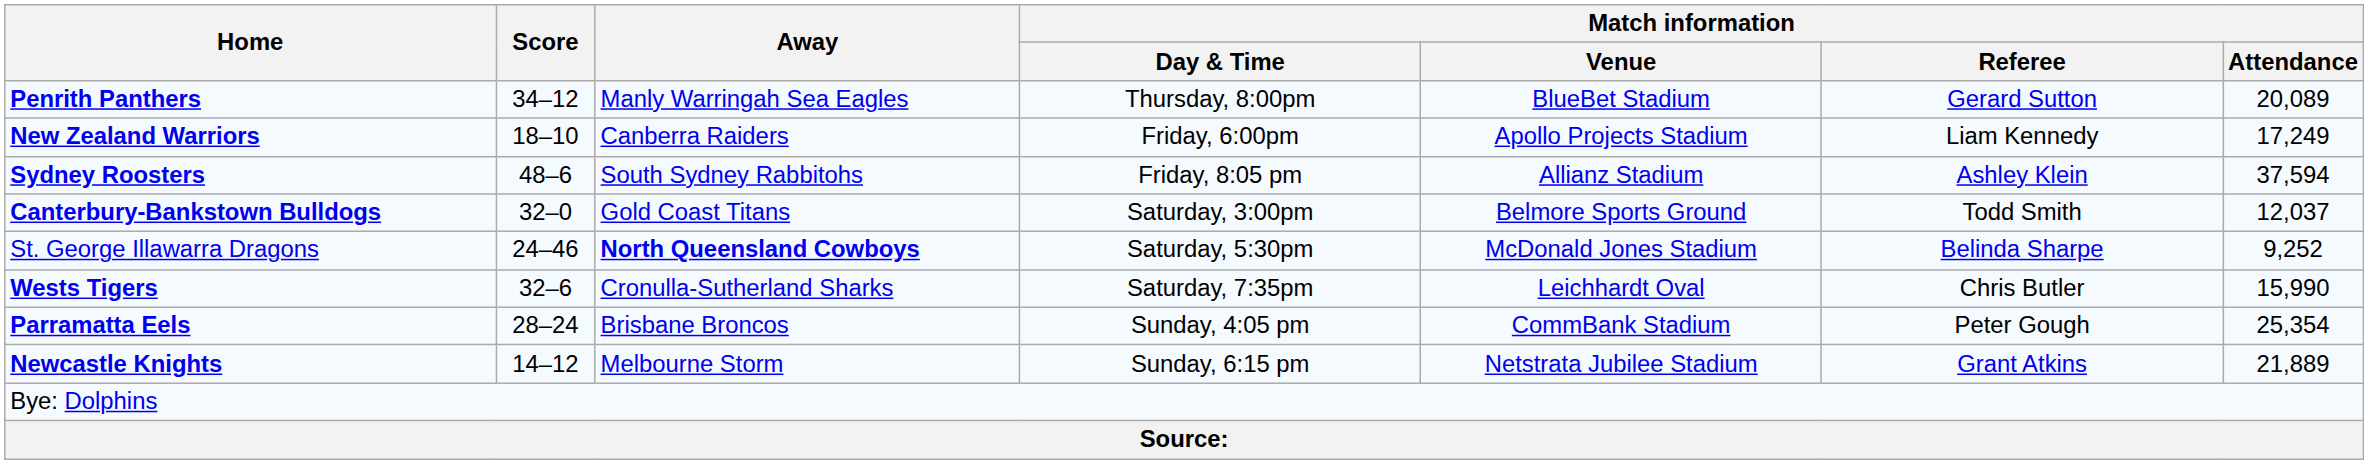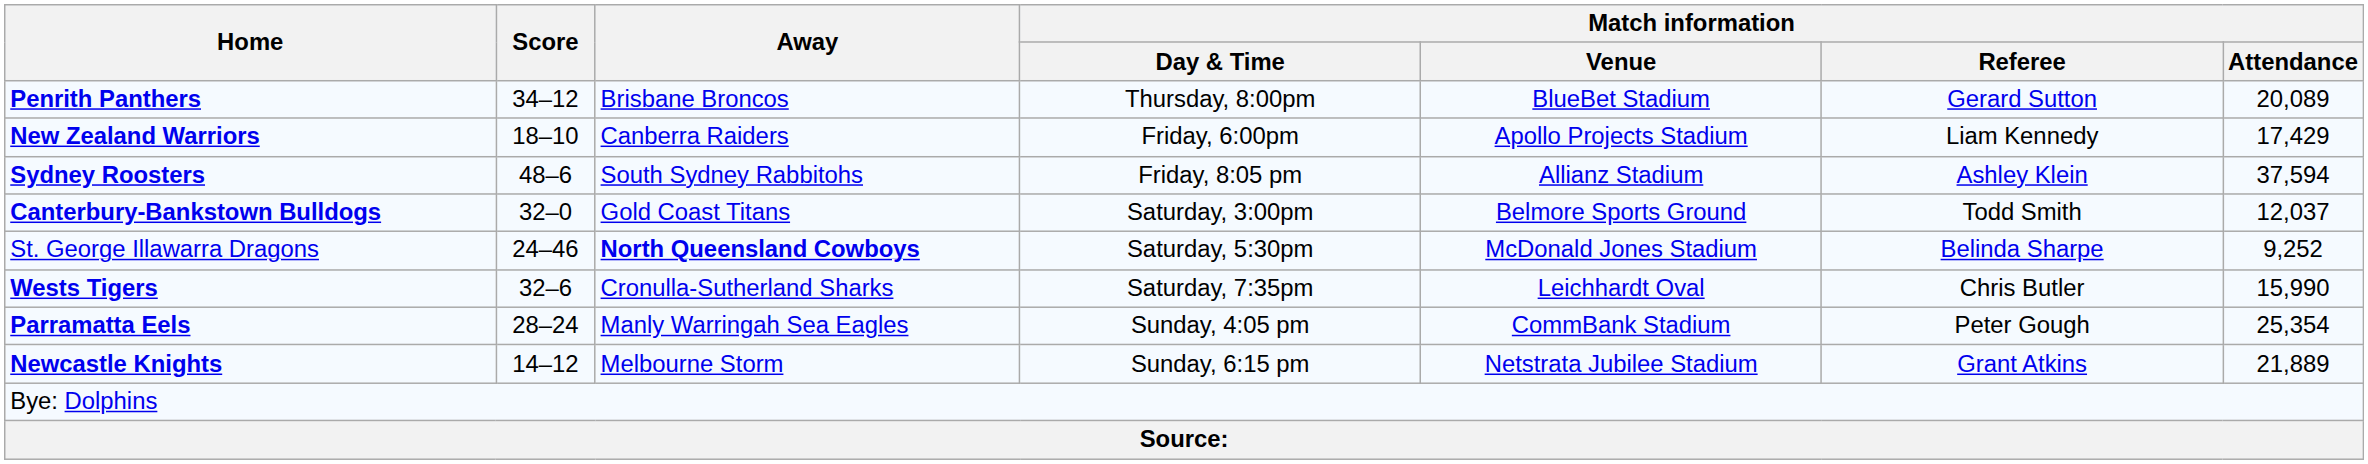(755, 99) Manly Warringah Sea Eagles -> (695, 99) Brisbane Broncos
(2293, 136) 17,249 -> (2293, 136) 17,429
(695, 325) Brisbane Broncos -> (755, 325) Manly Warringah Sea Eagles
